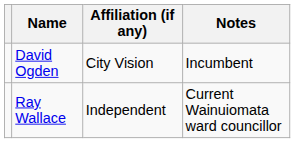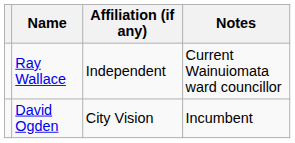rows swapped: (37, 63) <-> (41, 110)
